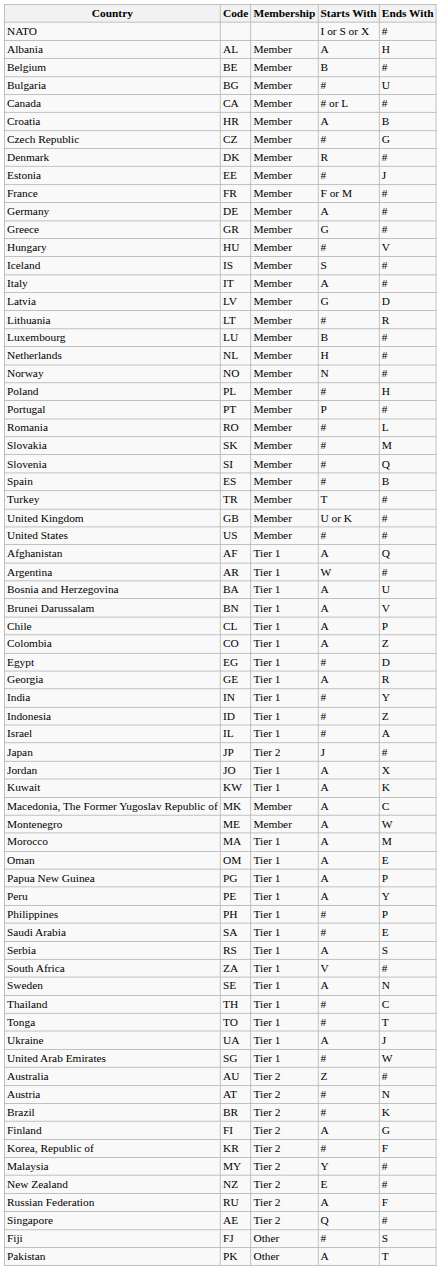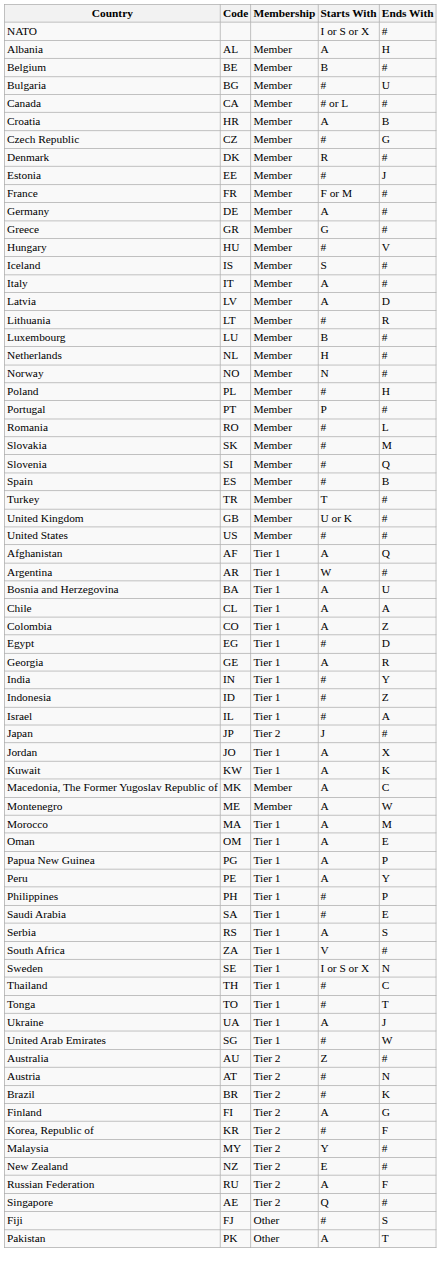(325, 301) G -> (325, 301) A
- row: (51, 608)
(385, 626) P -> (386, 608) A
(325, 986) A -> (345, 968) I or S or X
